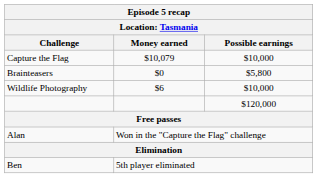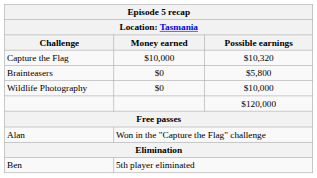(159, 58) $10,079 -> (159, 58) $10,000
(259, 58) $10,000 -> (259, 58) $10,320
(159, 88) $6 -> (159, 88) $0
